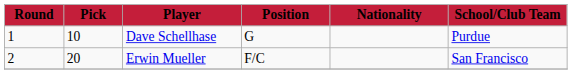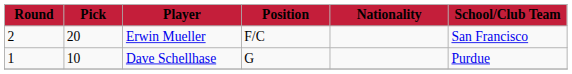rows swapped: (171, 36) <-> (166, 58)
